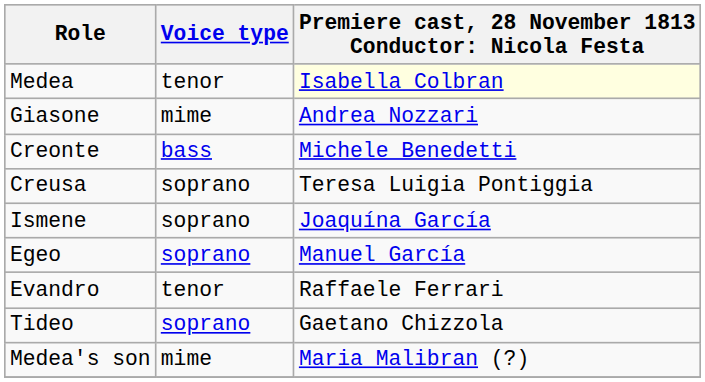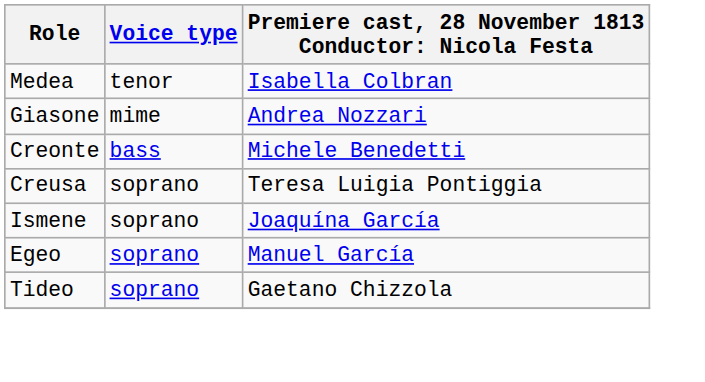(401, 82) lightyellow background -> (350, 82) no background
- row: (55, 290)
- row: (80, 360)
